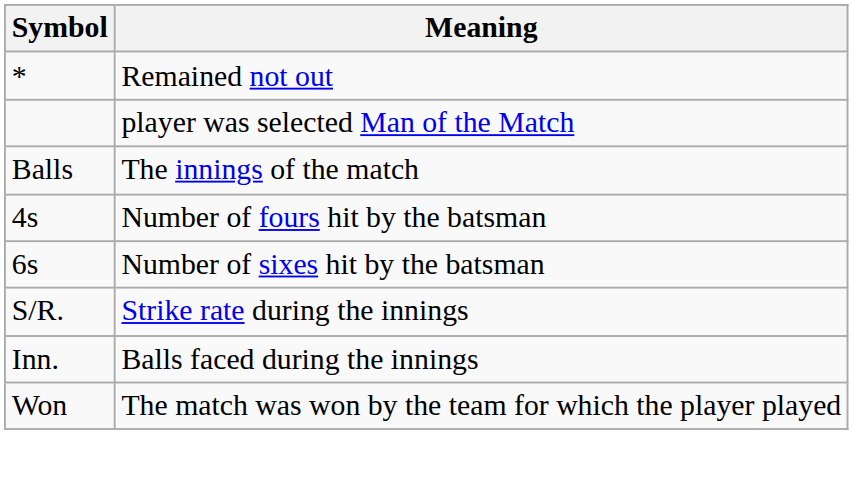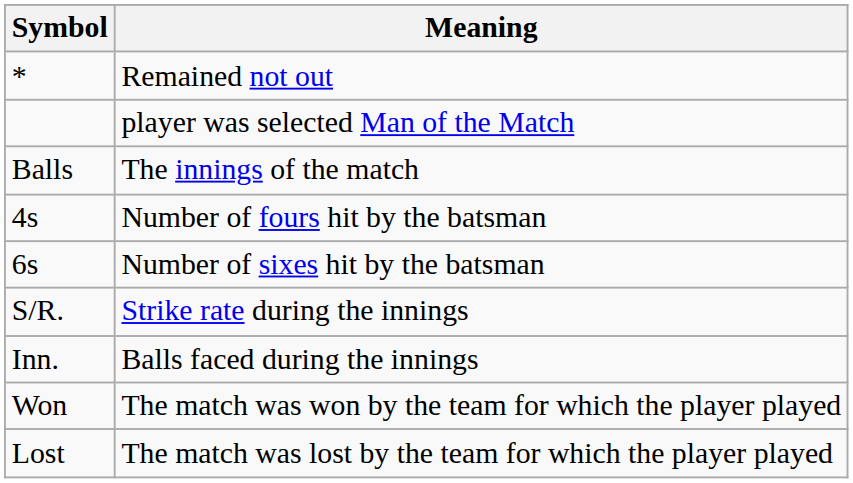+ row: (38, 452)
